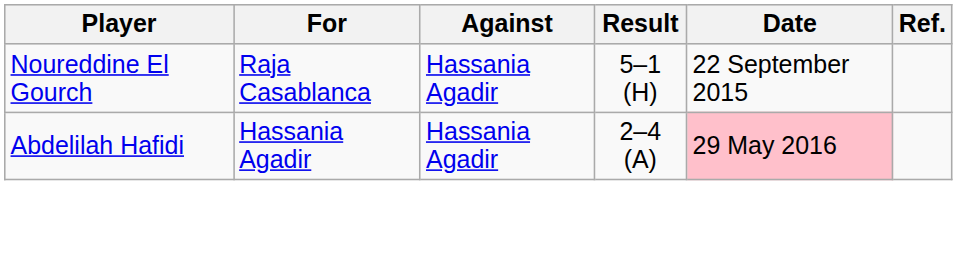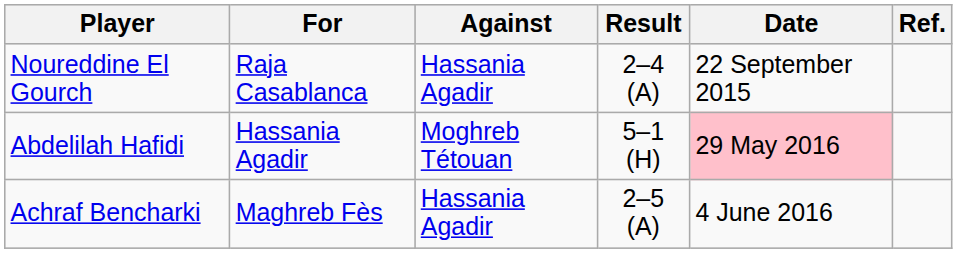(640, 77) 5–1 (H) -> (643, 77) 2–4 (A)
(478, 145) Hassania Agadir -> (470, 145) Moghreb Tétouan
(640, 145) 2–4 (A) -> (643, 145) 5–1 (H)
+ row: (106, 213)
